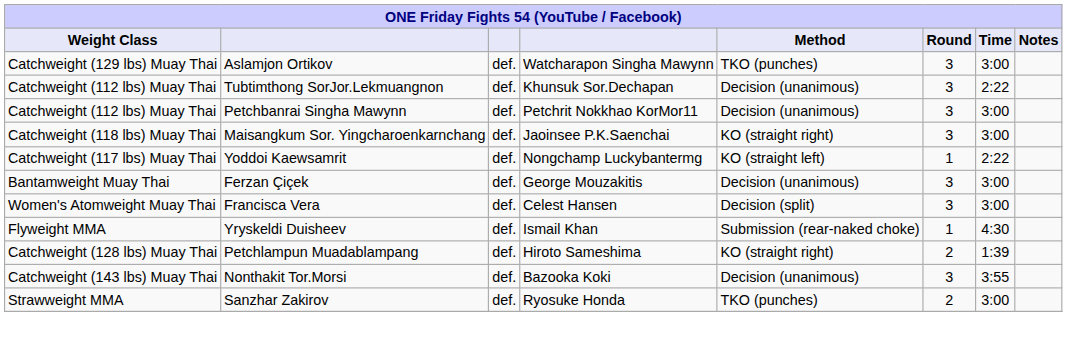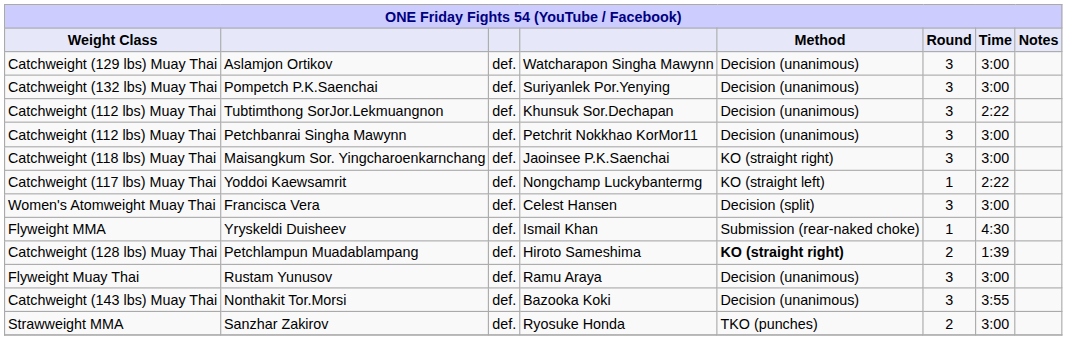(769, 63) TKO (punches) -> (790, 63) Decision (unanimous)
+ row: (301, 87)
- row: (266, 182)
(777, 252) normal -> (782, 252) bold
+ row: (278, 276)
